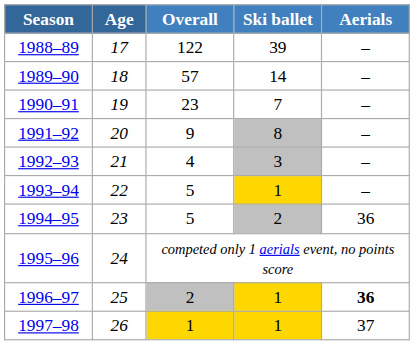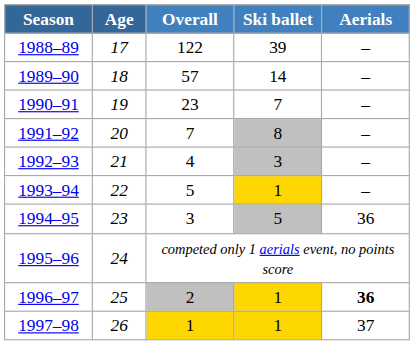(190, 133) 9 -> (190, 133) 7
(190, 218) 5 -> (190, 218) 3
(278, 218) 2 -> (278, 218) 5
